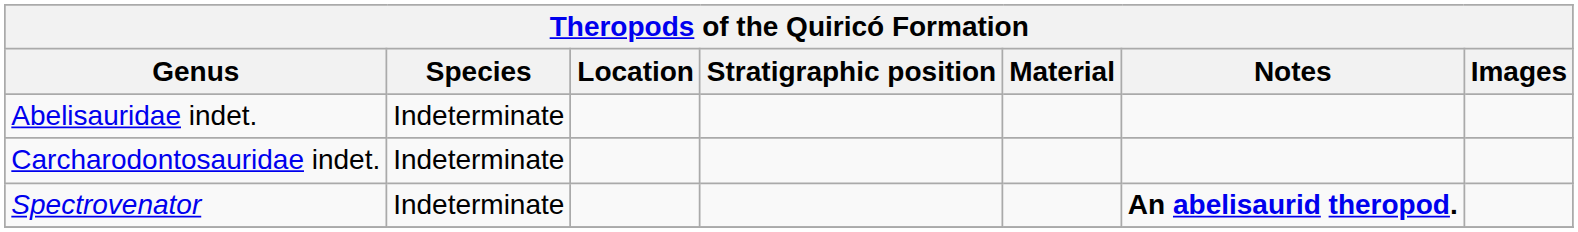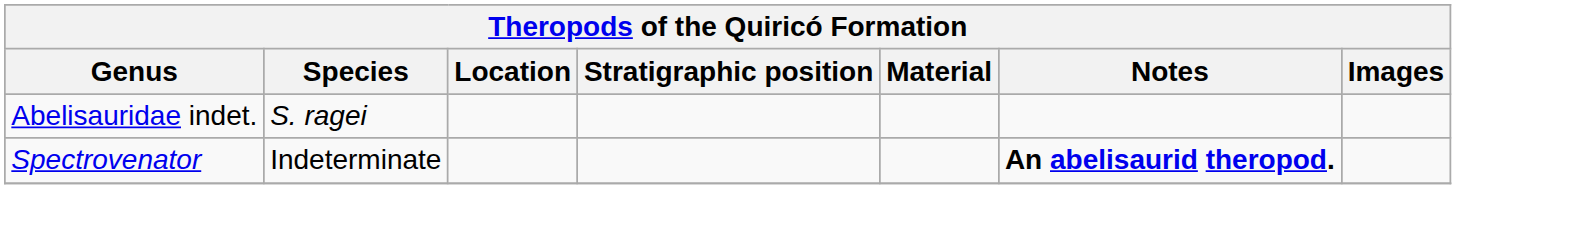(479, 115) Indeterminate -> (318, 115) S. ragei
- row: (196, 159)
